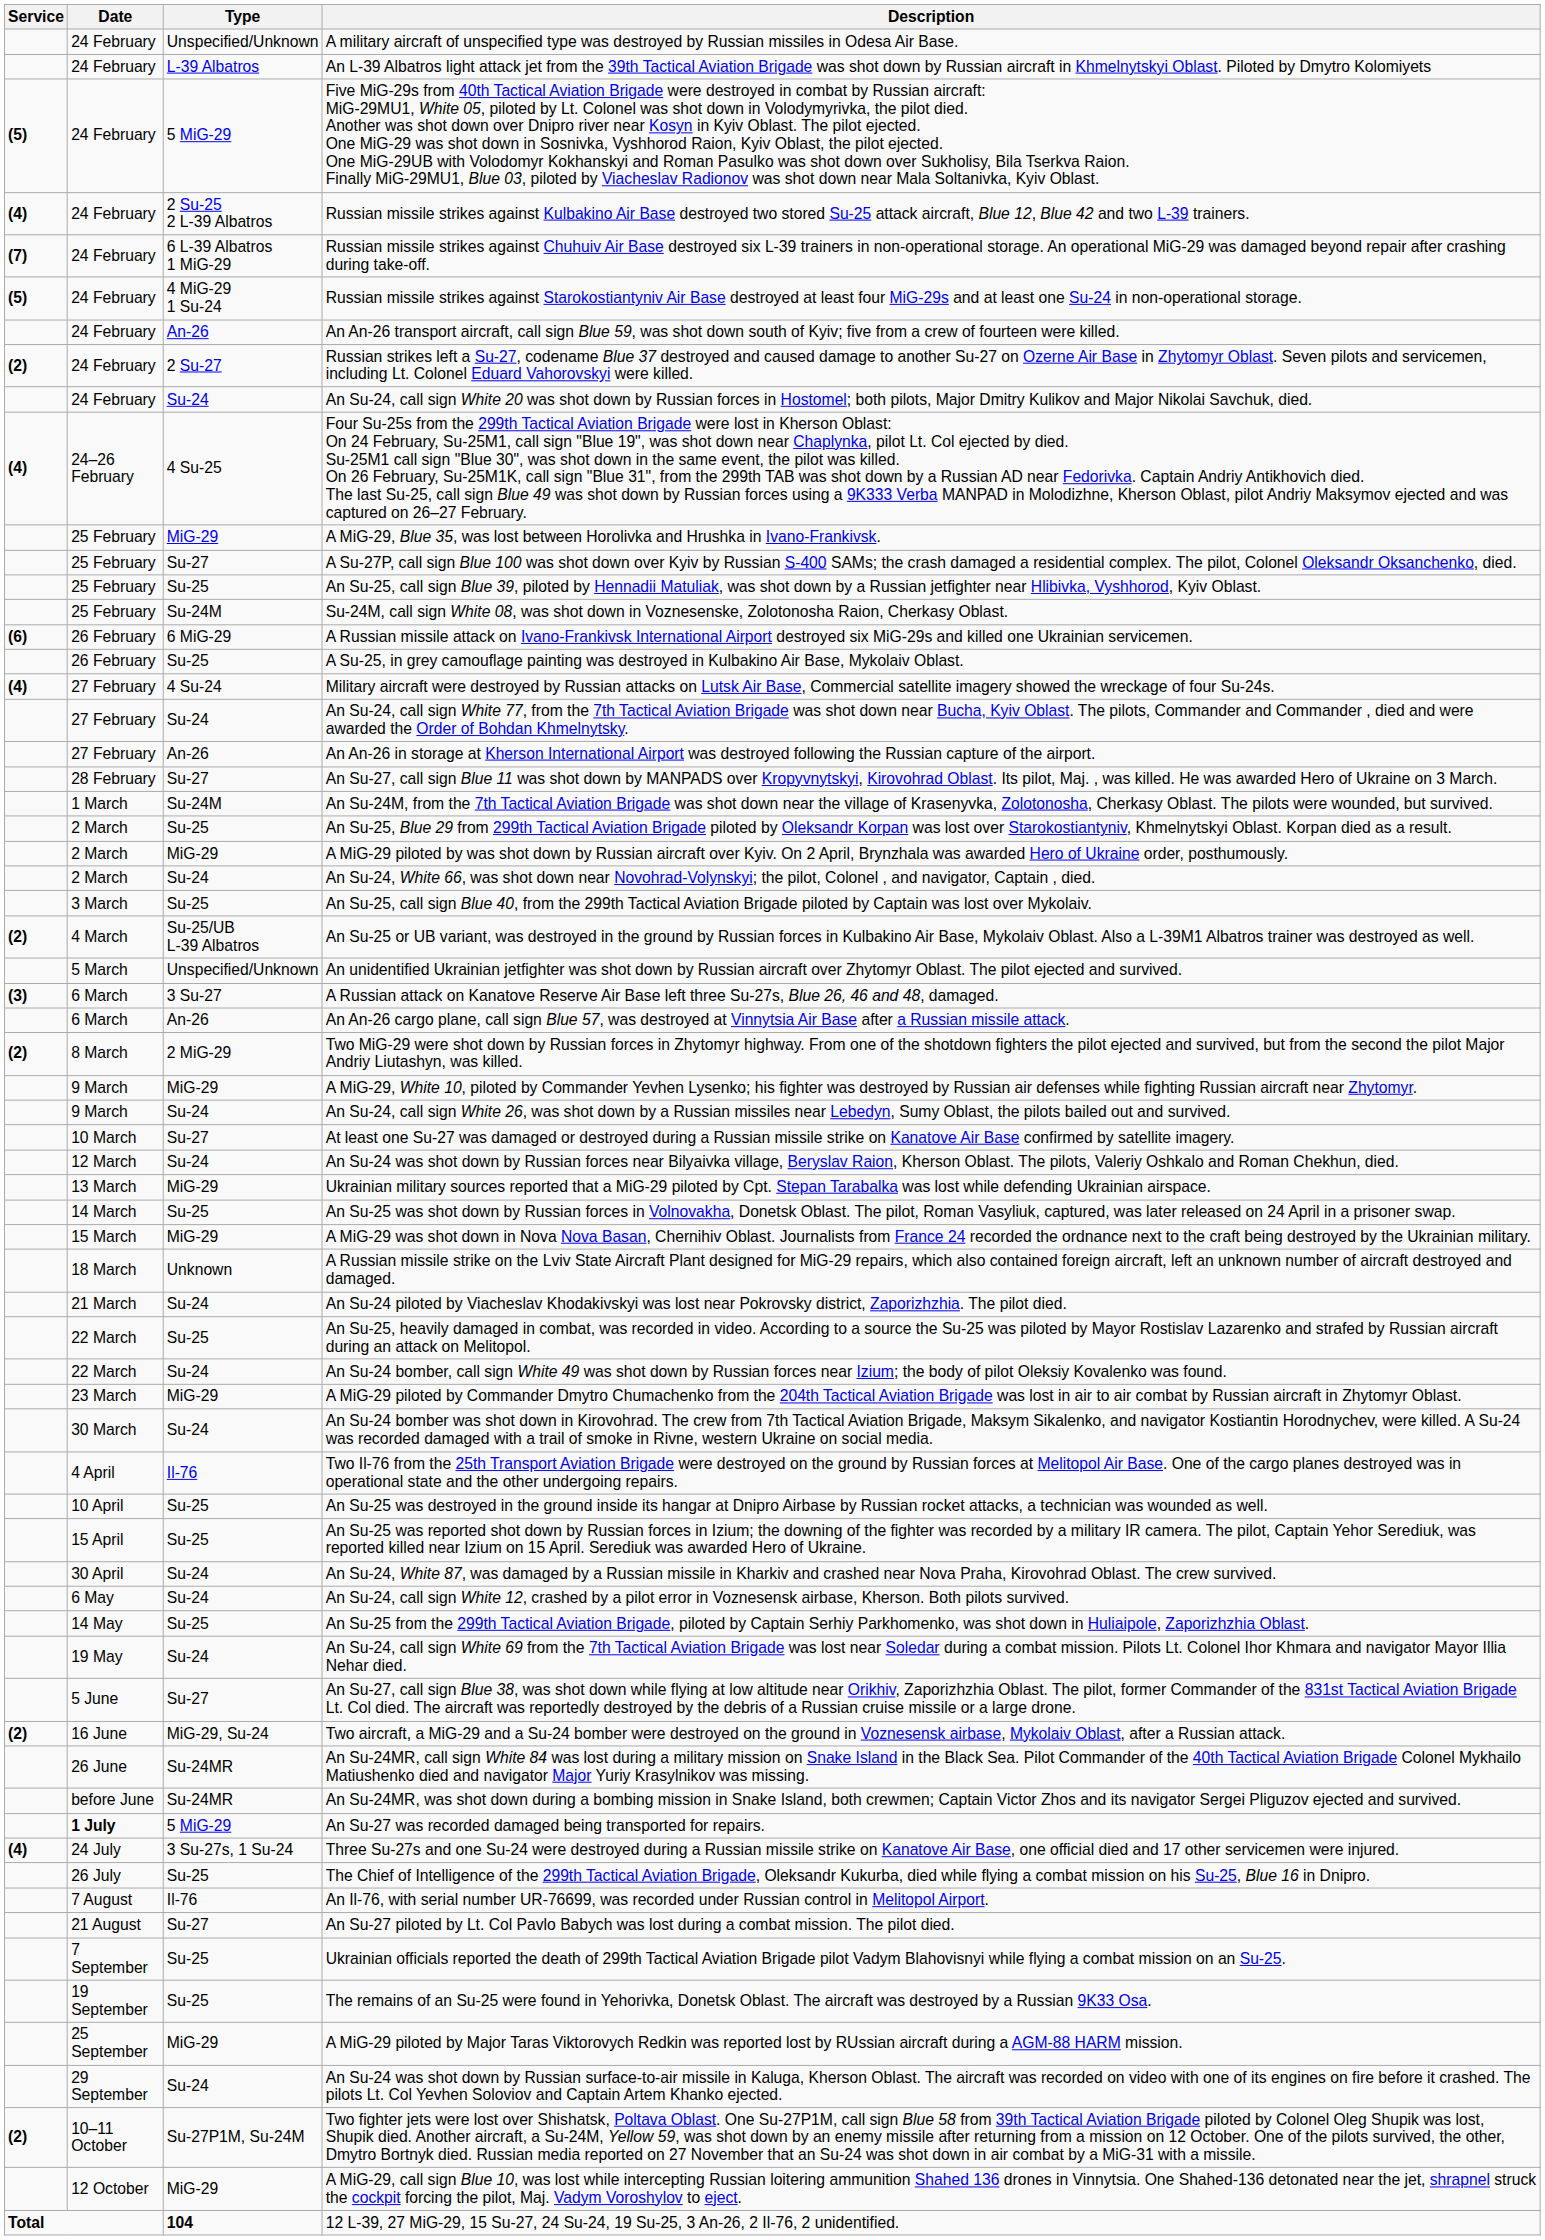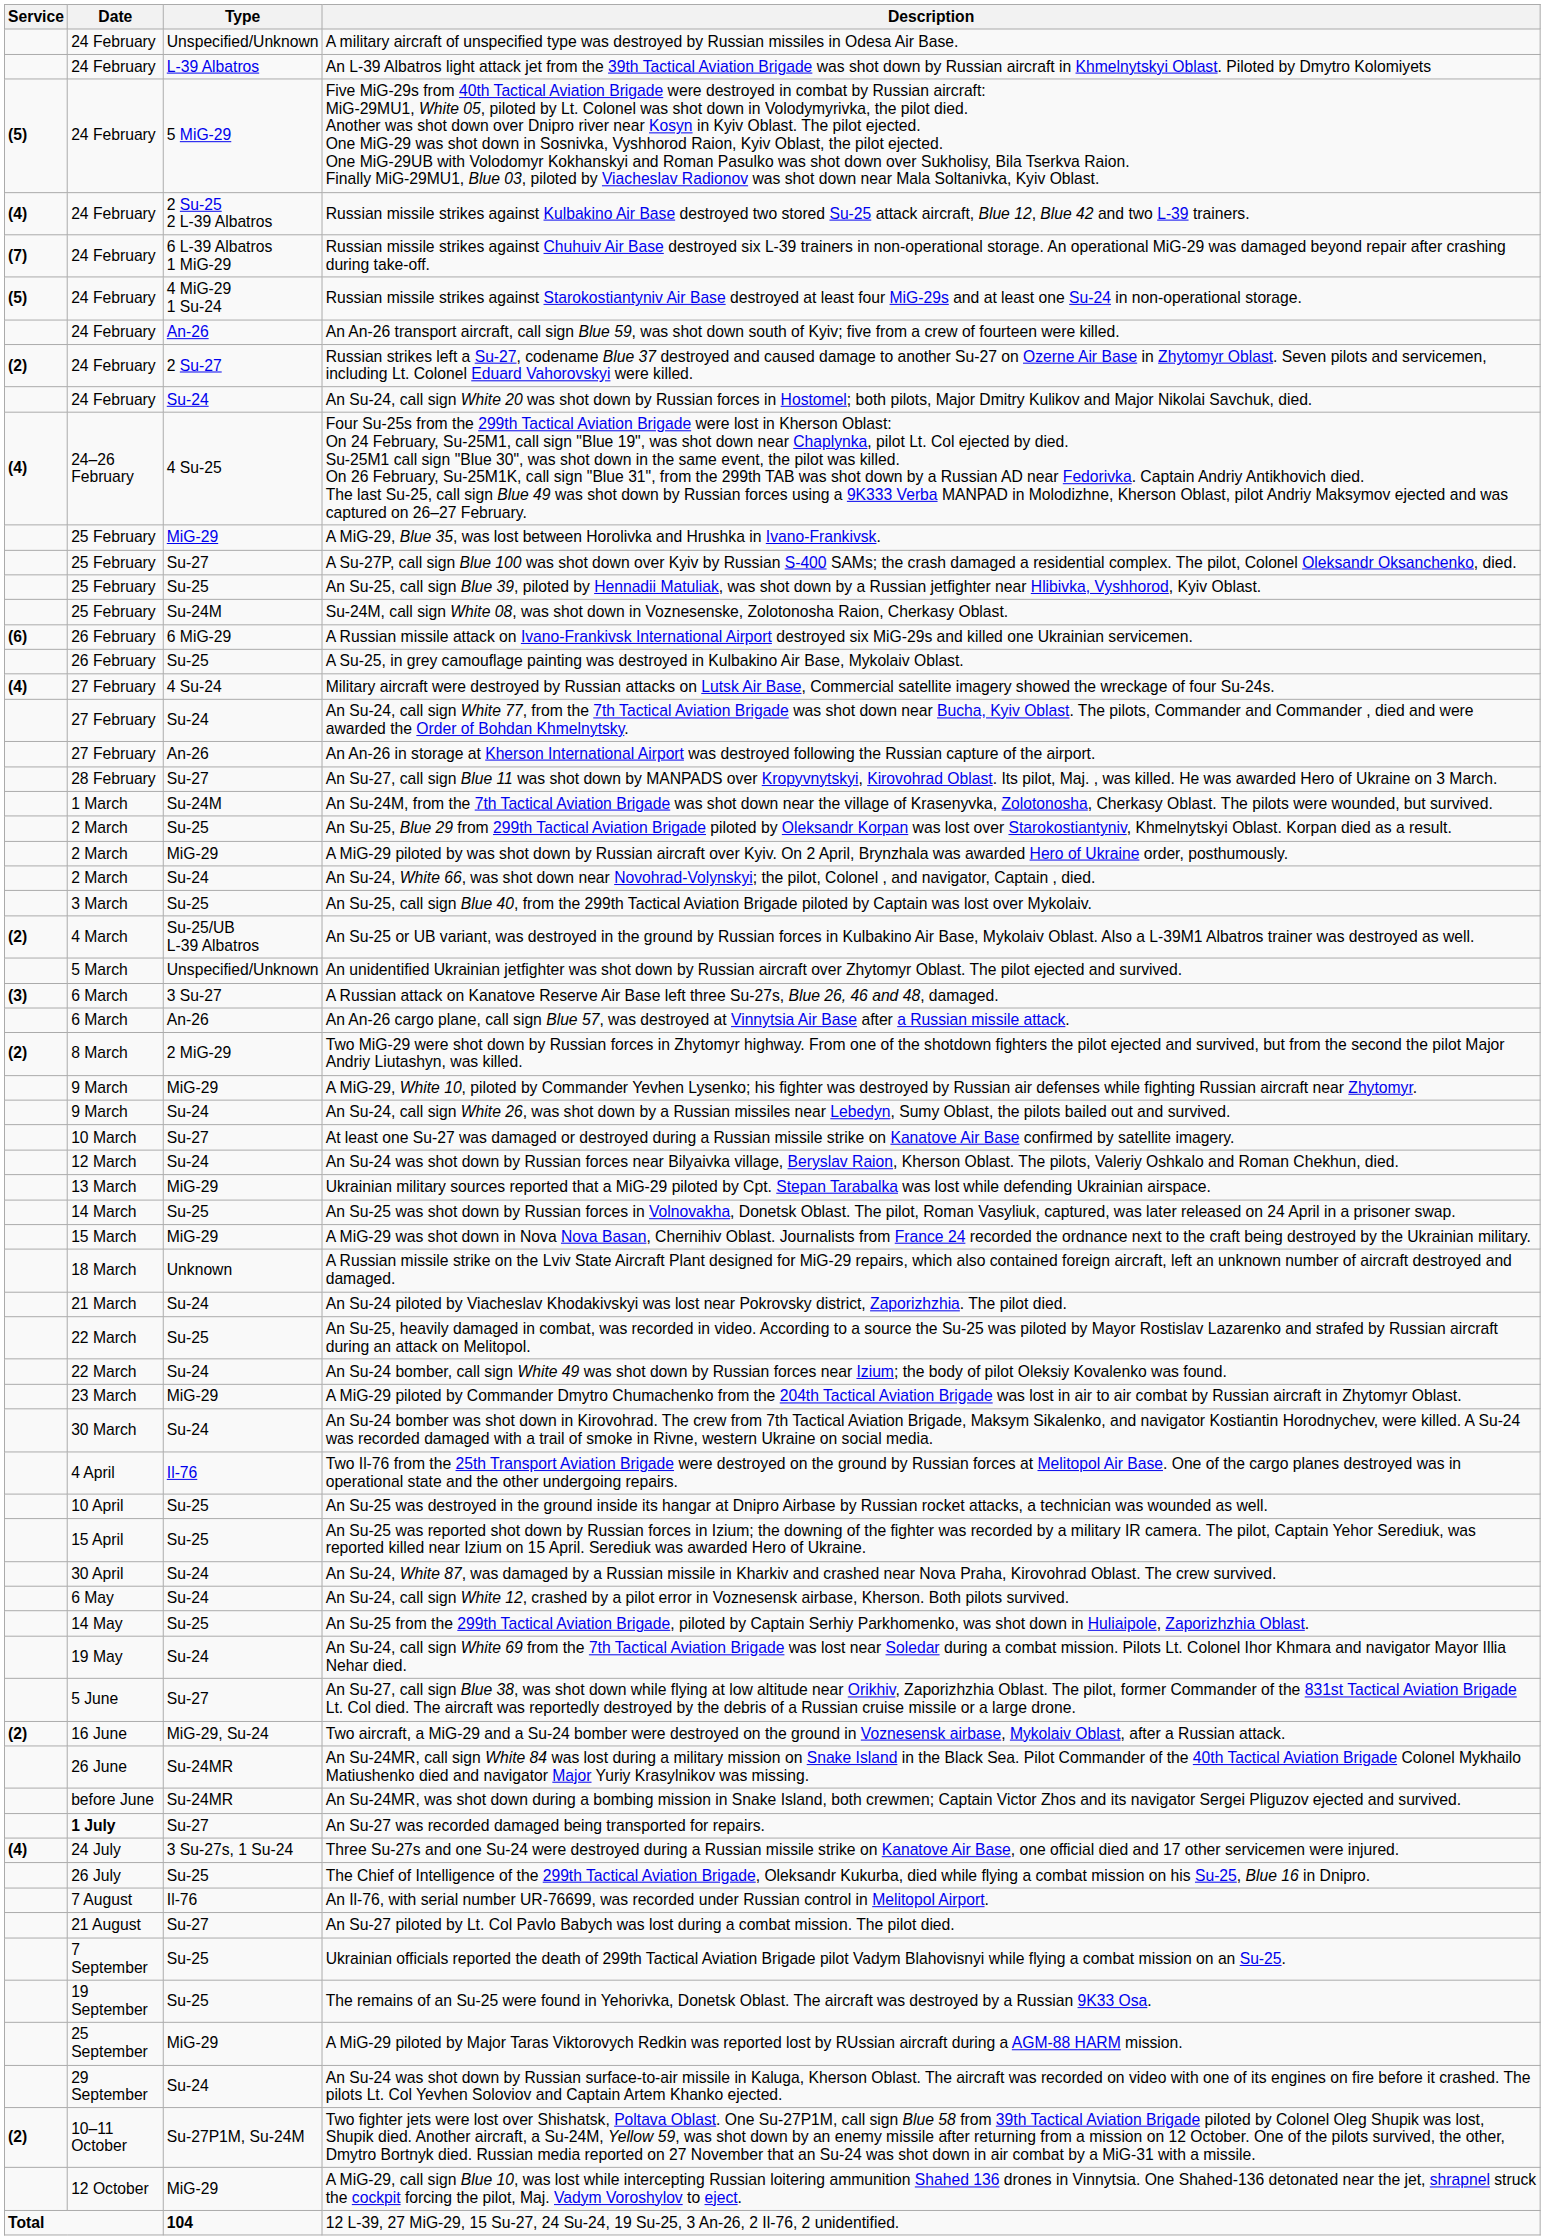(199, 1825) 5 MiG-29 -> (188, 1825) Su-27
